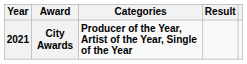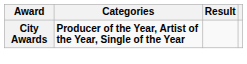- column: (18, 12)
